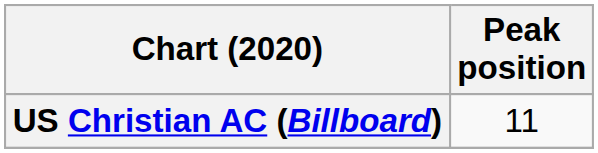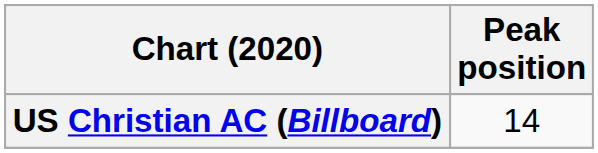(522, 120) 11 -> (522, 120) 14
